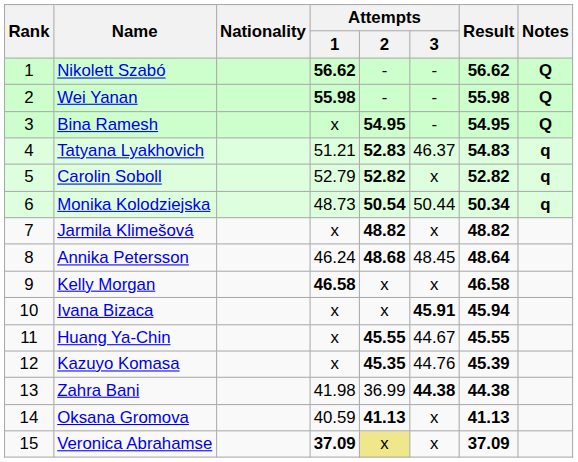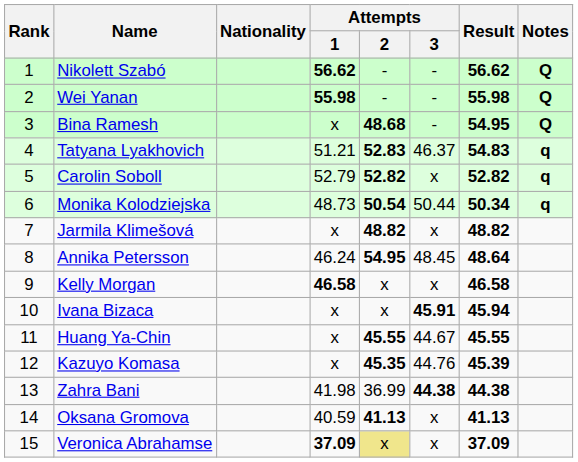(384, 124) 54.95 -> (384, 124) 48.68
(384, 257) 48.68 -> (384, 257) 54.95
